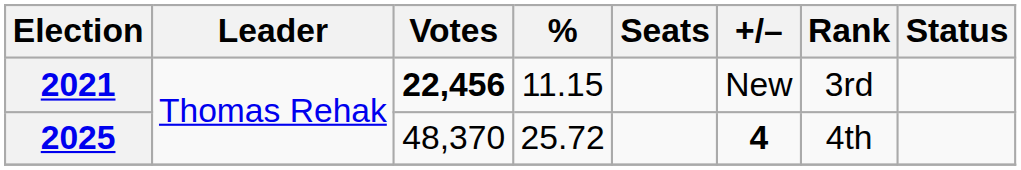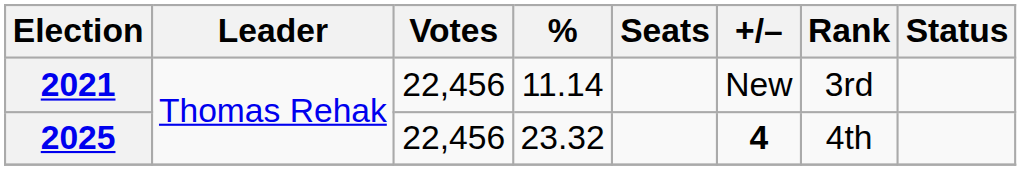(454, 84) bold -> (454, 84) normal
(563, 84) 11.15 -> (563, 84) 11.14
(454, 137) 48,370 -> (454, 137) 22,456
(563, 137) 25.72 -> (563, 137) 23.32
